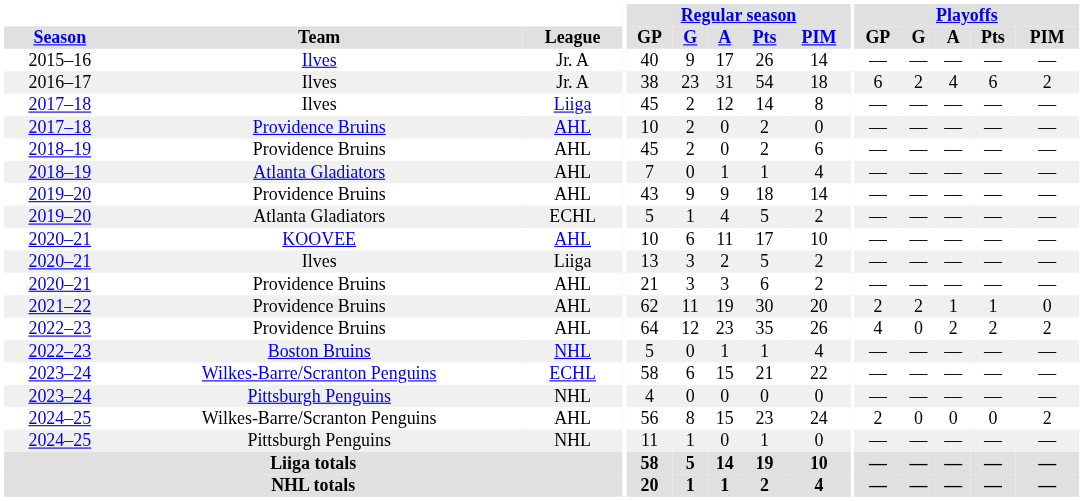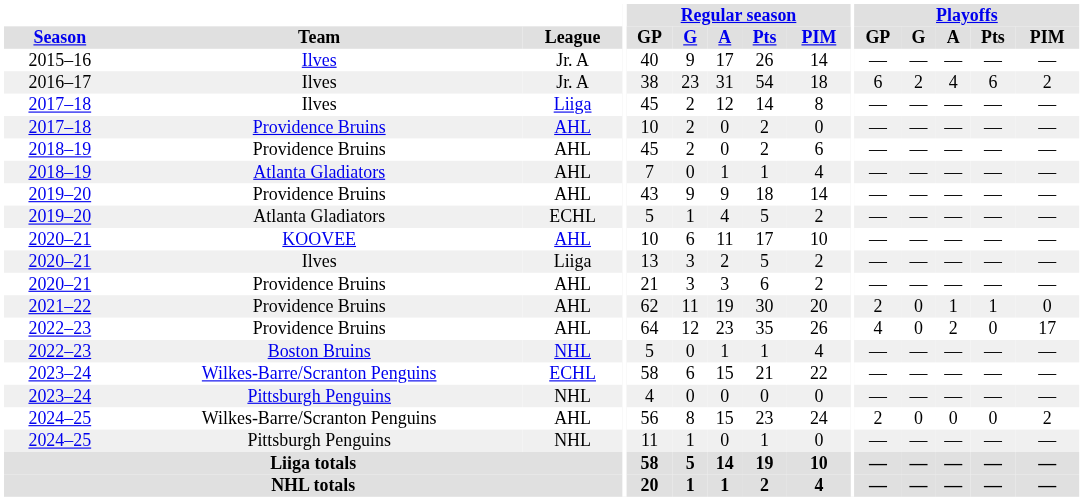(918, 306) 2 -> (918, 306) 0
(993, 328) 2 -> (993, 328) 0
(1047, 328) 2 -> (1047, 328) 17
